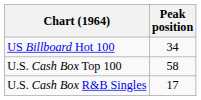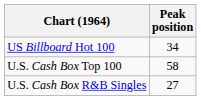(173, 85) 17 -> (173, 85) 27
